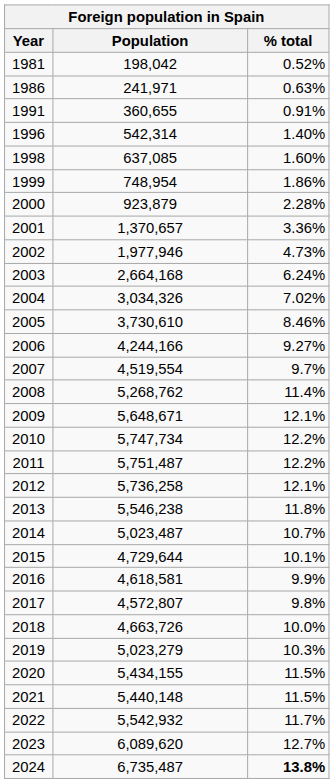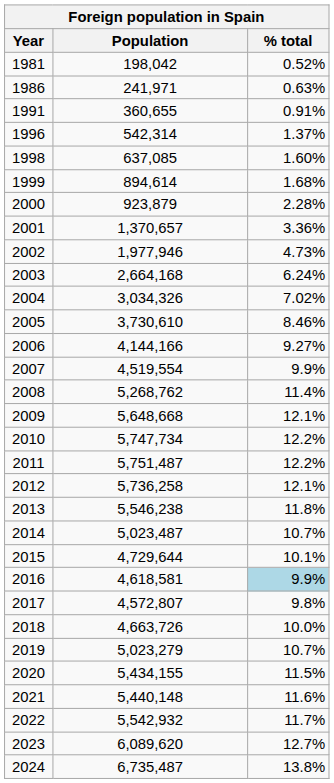(304, 134) 1.40% -> (304, 134) 1.37%
(150, 181) 748,954 -> (150, 181) 894,614
(304, 181) 1.86% -> (304, 181) 1.68%
(150, 345) 4,244,166 -> (150, 345) 4,144,166
(308, 369) 9.7% -> (308, 369) 9.9%
(150, 415) 5,648,671 -> (150, 415) 5,648,668
(308, 579) no background -> (308, 579) lightblue background
(304, 650) 10.3% -> (304, 650) 10.7%
(305, 697) 11.5% -> (305, 697) 11.6%
(304, 767) bold -> (304, 767) normal
